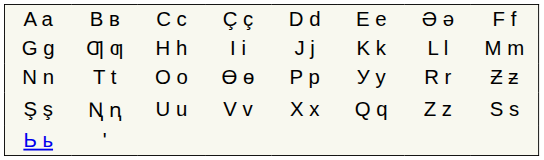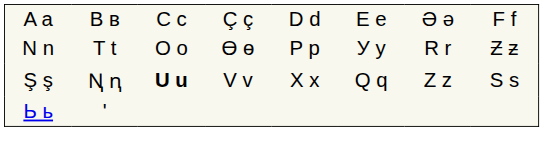- row: (38, 48)
(171, 109) normal -> (171, 80) bold
